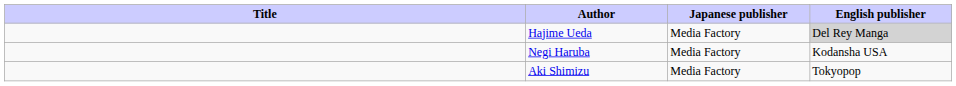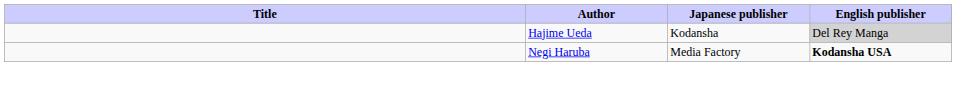(705, 33) Media Factory -> (694, 33) Kodansha
(850, 52) normal -> (852, 52) bold
- row: (559, 71)
